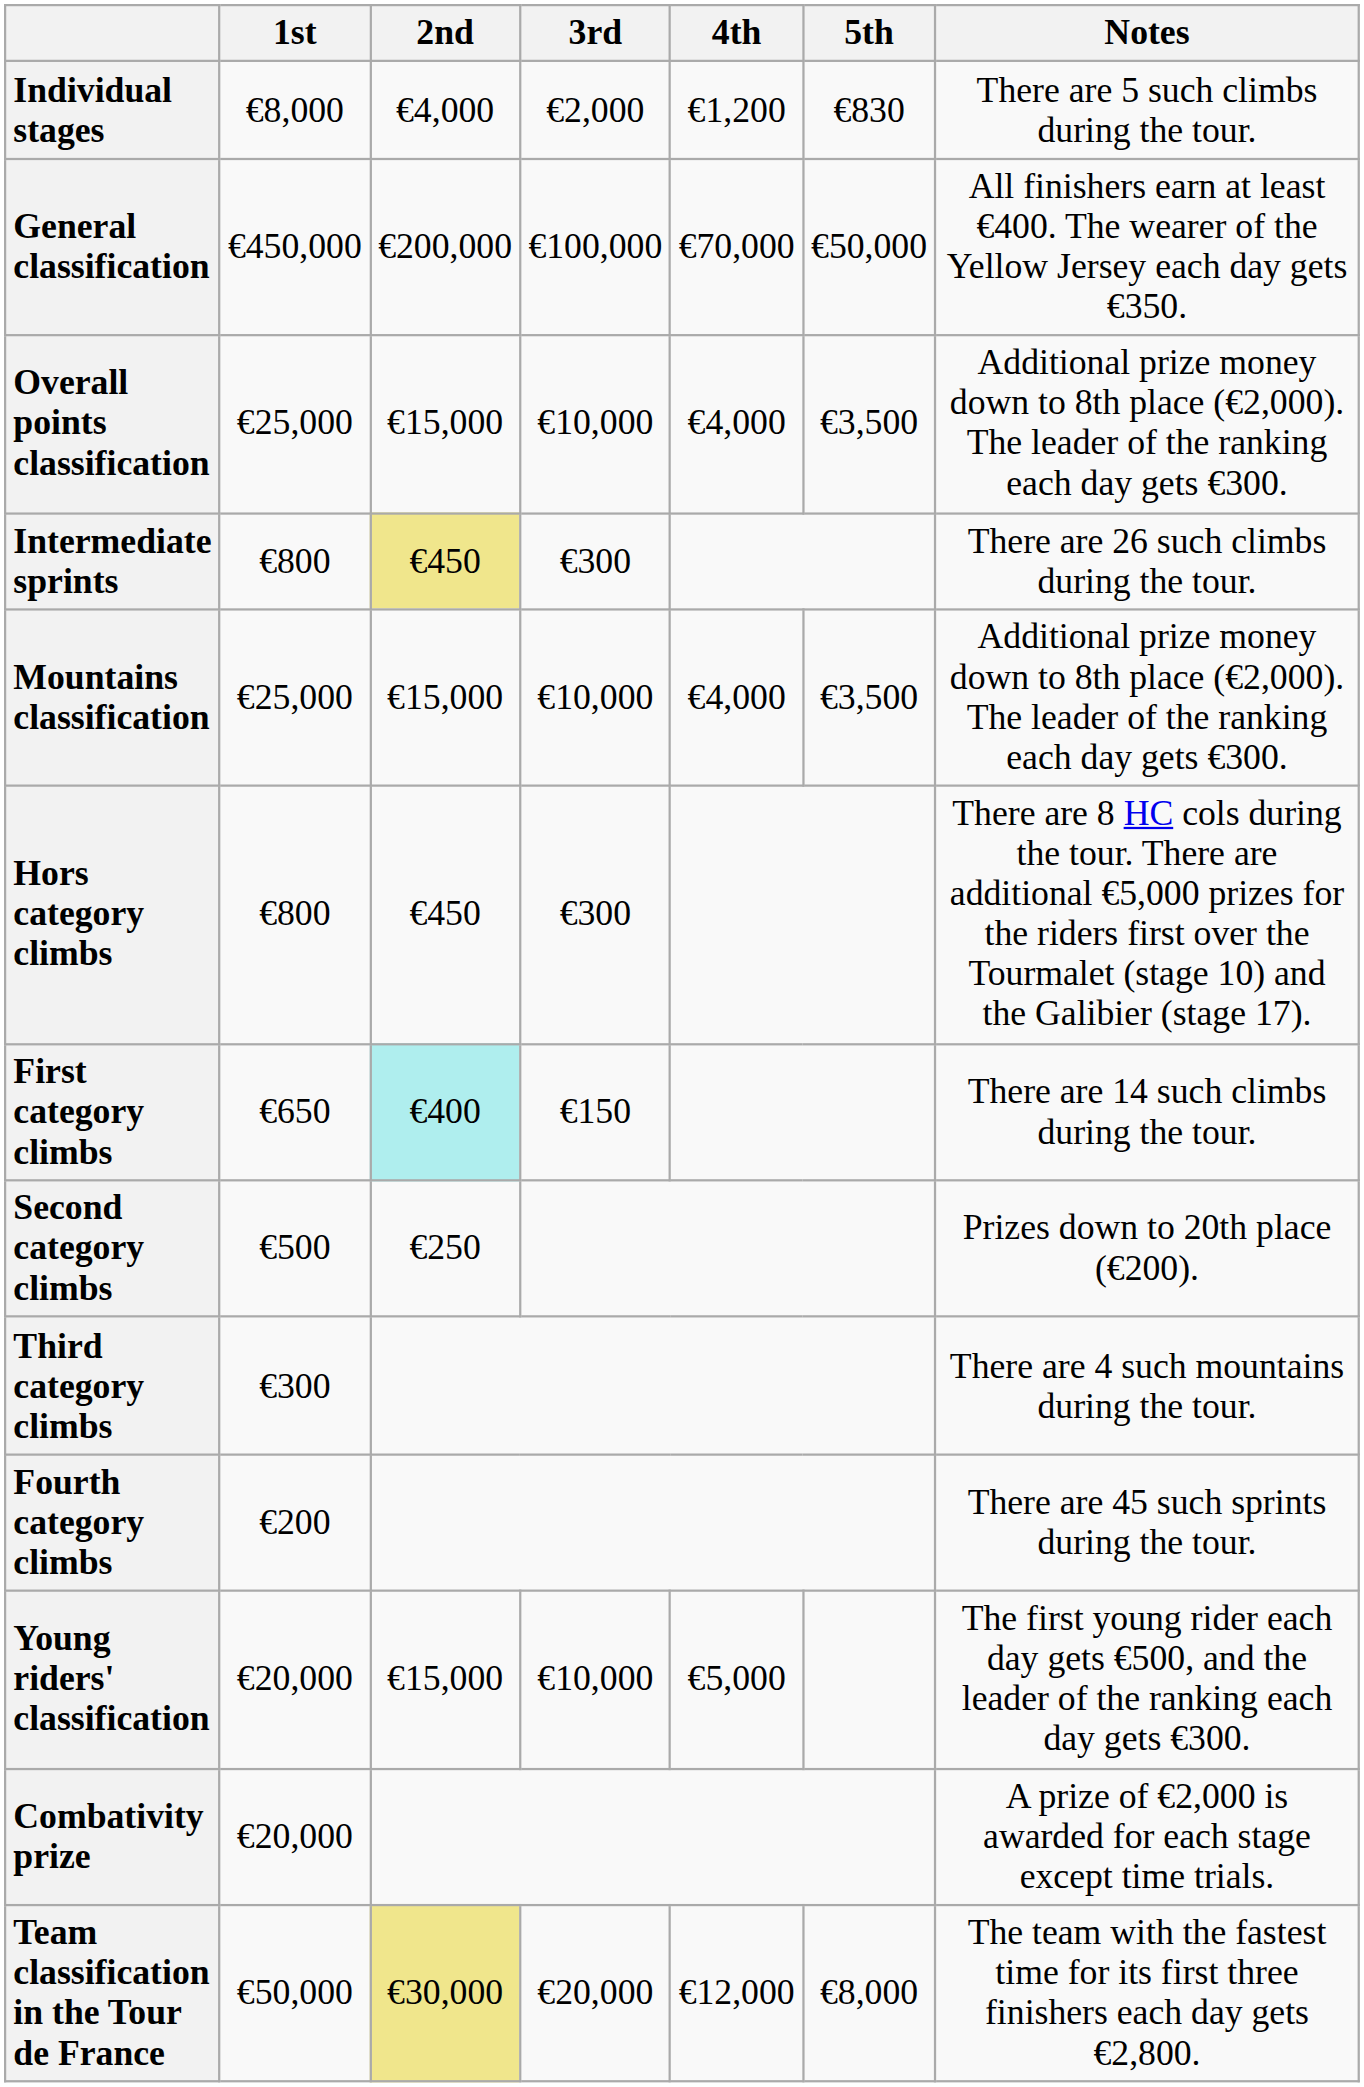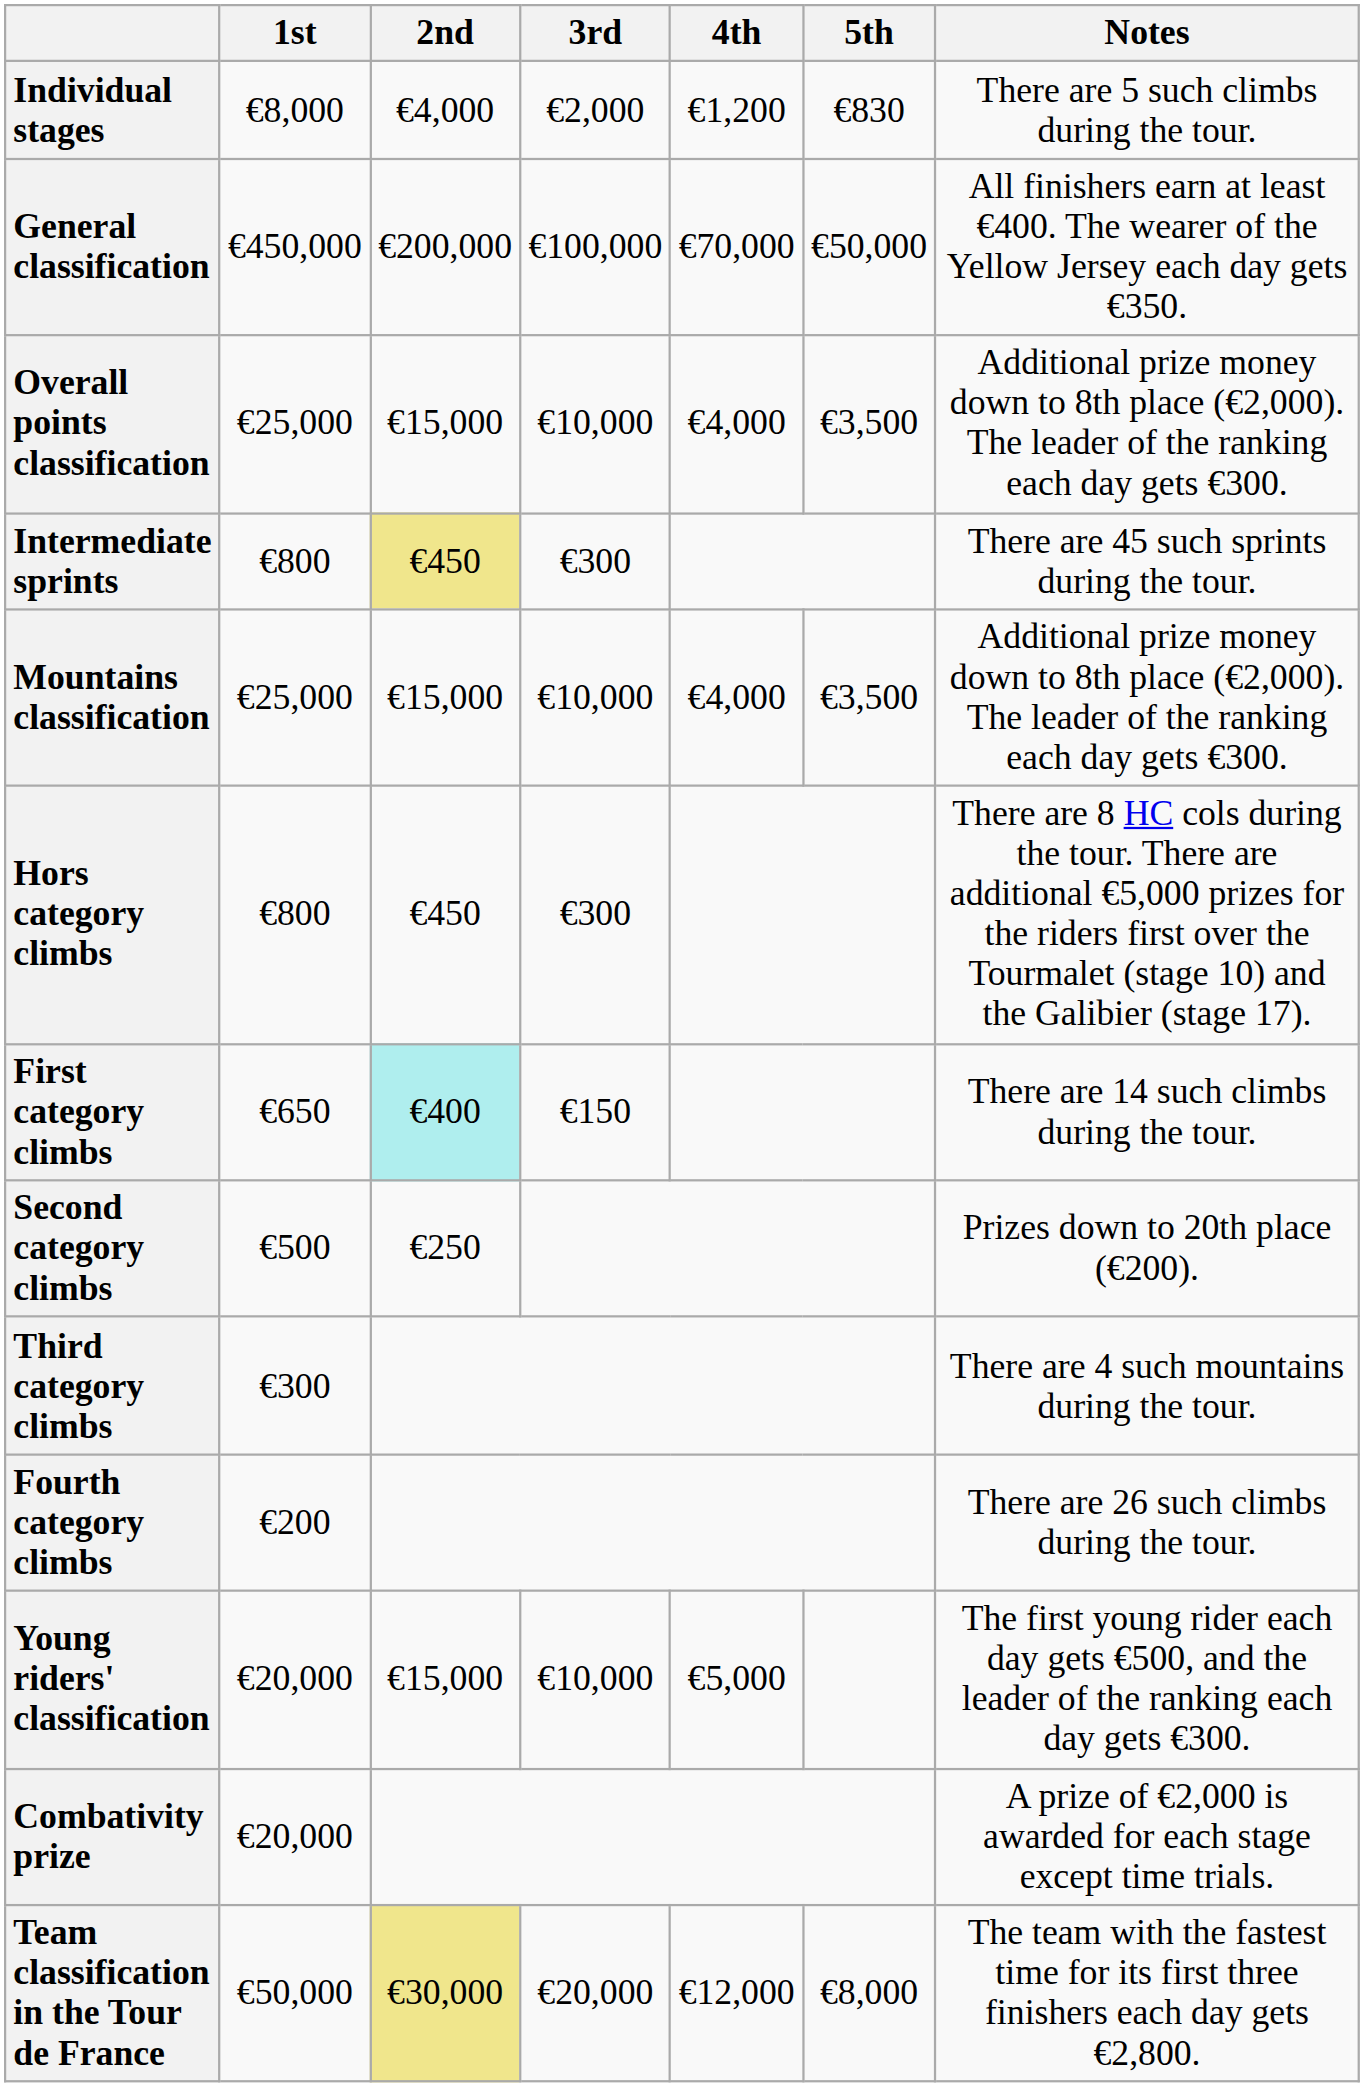(1147, 560) There are 26 such climbs during the tour. -> (1147, 560) There are 45 such sprints during the tour.
(1147, 1521) There are 45 such sprints during the tour. -> (1147, 1521) There are 26 such climbs during the tour.
